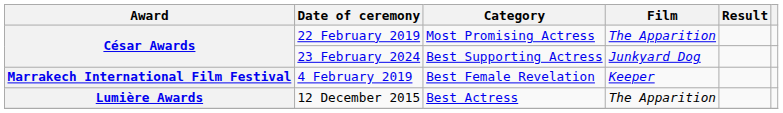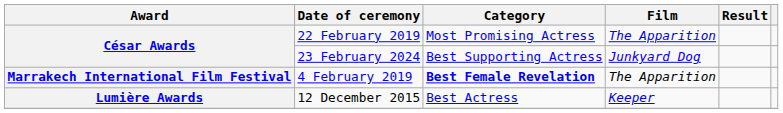(511, 77) normal -> (511, 77) bold
(632, 77) Keeper -> (662, 77) The Apparition
(662, 98) The Apparition -> (632, 98) Keeper
